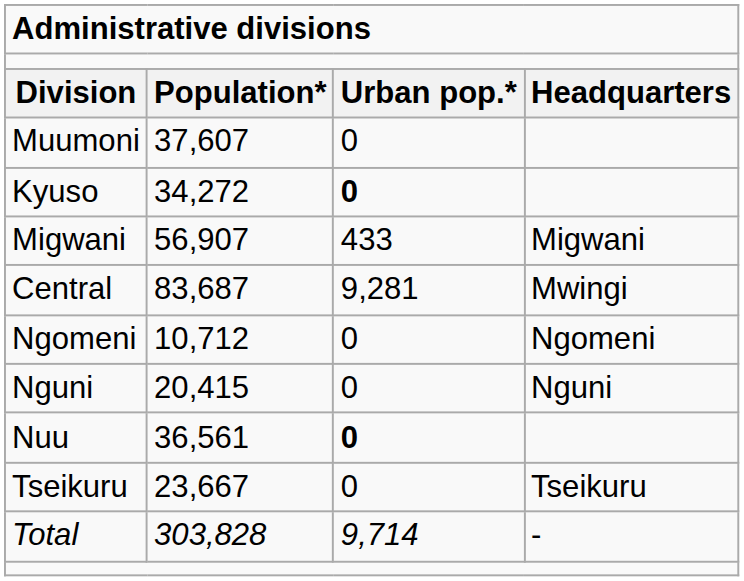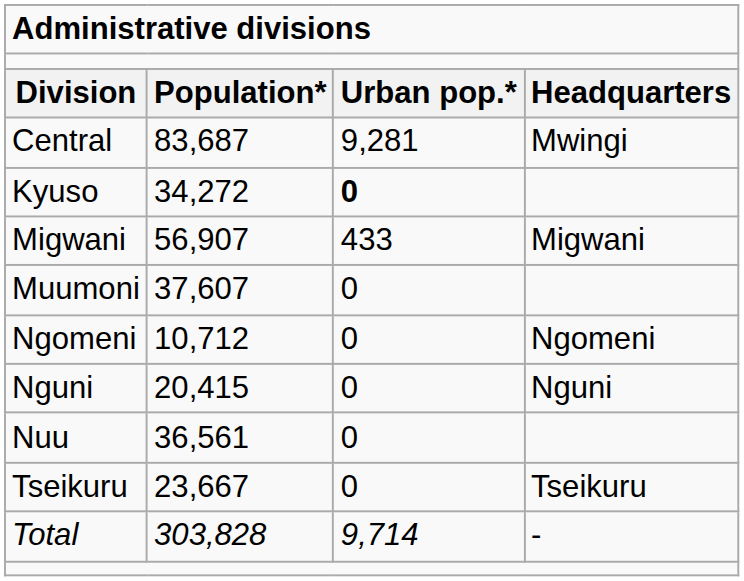rows swapped: (62, 289) <-> (76, 141)
(350, 437) bold -> (350, 437) normal
